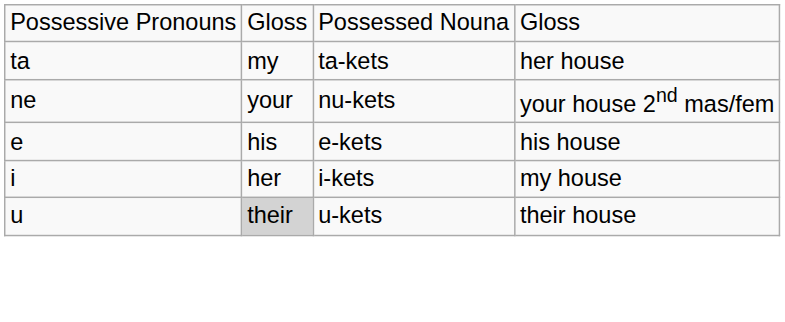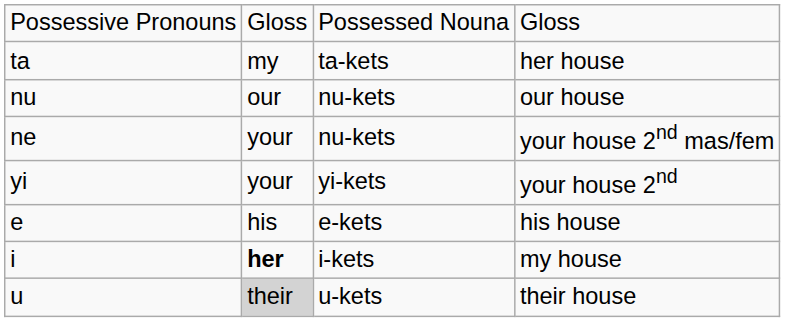+ row: (23, 97)
+ row: (19, 181)
(264, 178) normal -> (265, 259) bold
